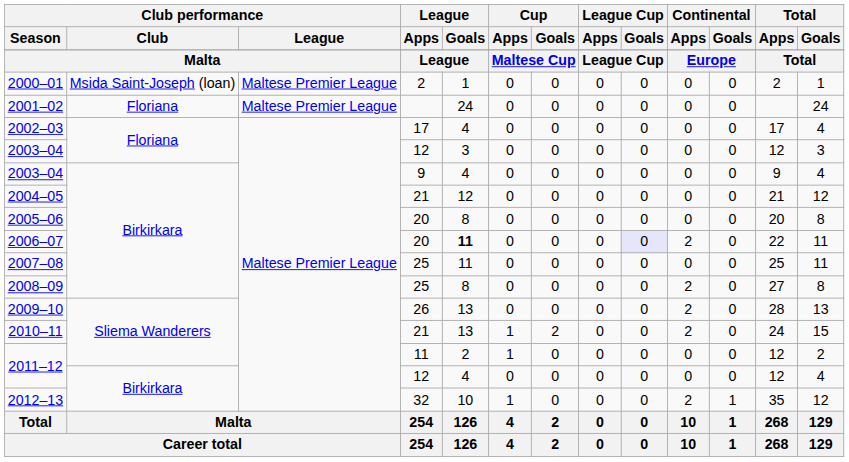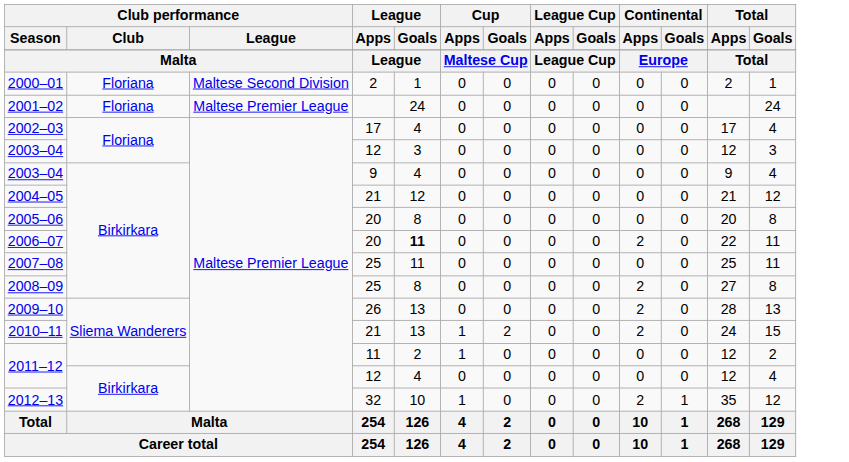(152, 83) Msida Saint-Joseph (loan) -> (128, 83) Floriana
(319, 83) Maltese Premier League -> (271, 83) Maltese Second Division
(644, 241) lavender background -> (596, 241) no background
